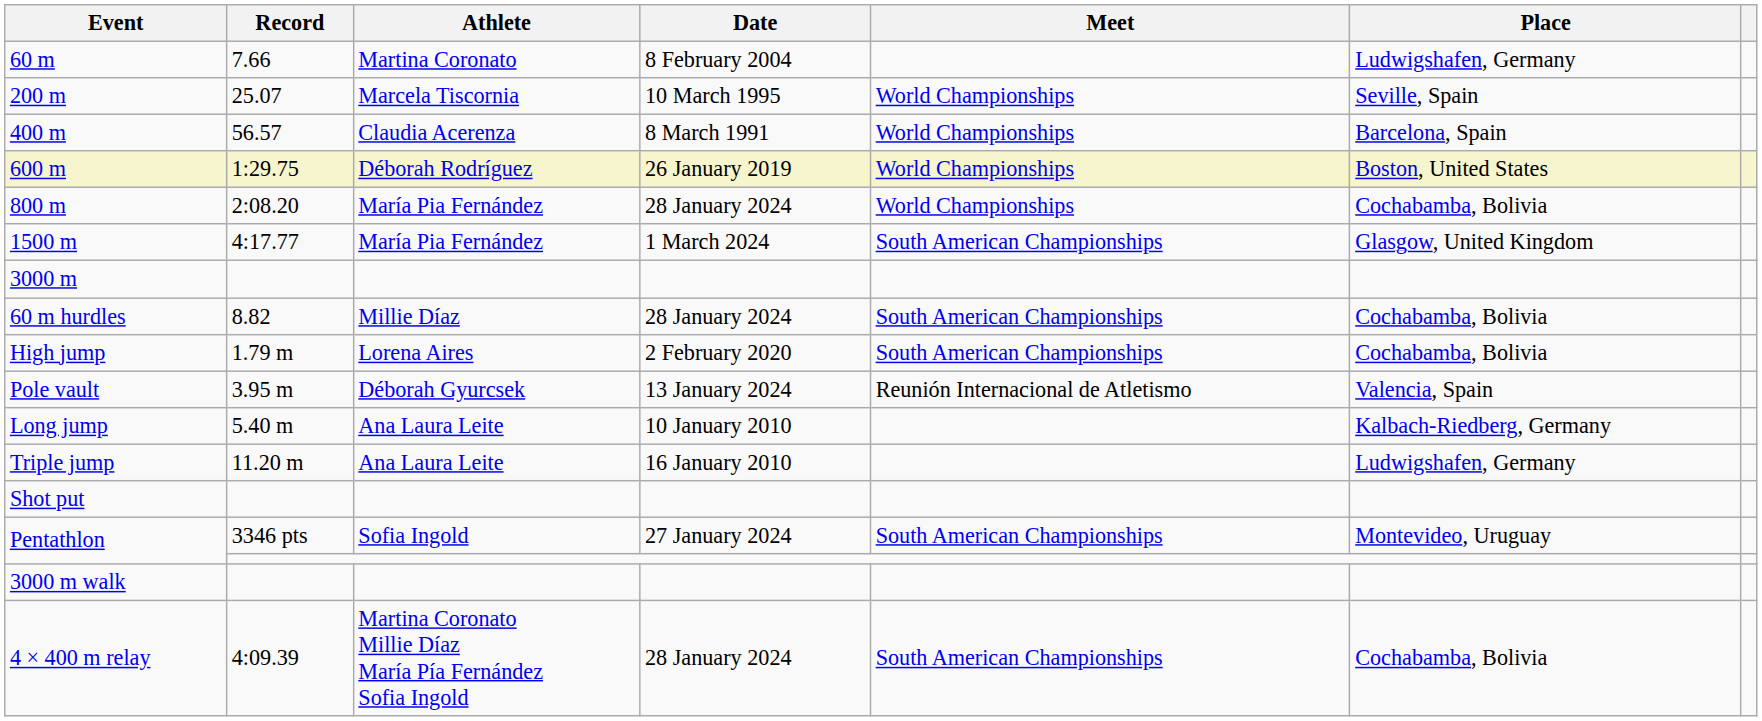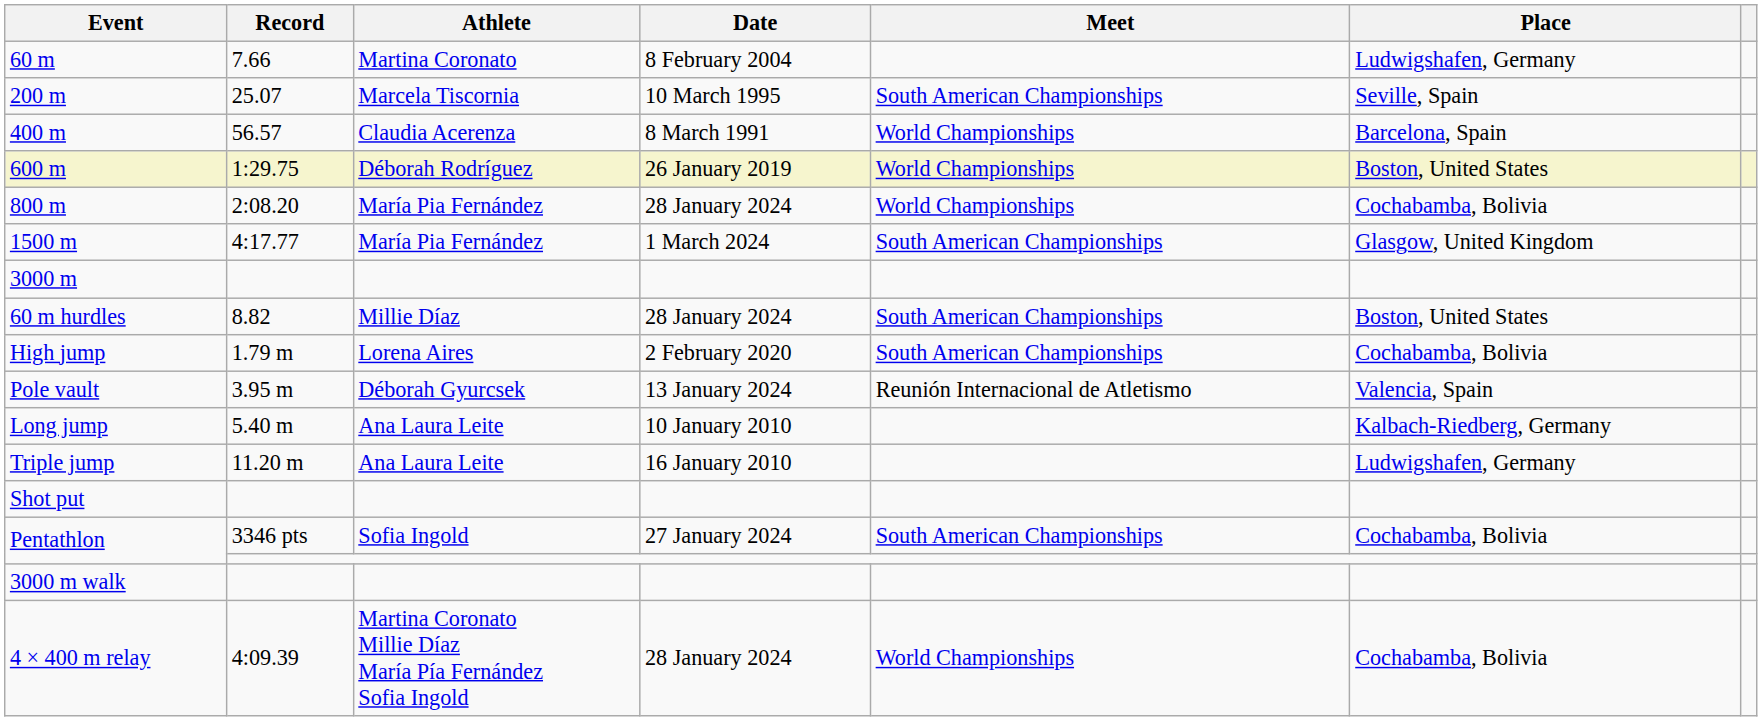(975, 96) World Championships -> (1019, 96) South American Championships
(1451, 315) Cochabamba, Bolivia -> (1452, 315) Boston, United States
(1453, 535) Montevideo, Uruguay -> (1451, 535) Cochabamba, Bolivia
(1019, 658) South American Championships -> (975, 658) World Championships
